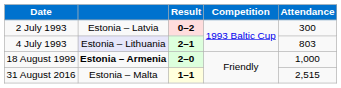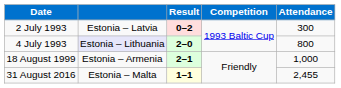(186, 43) 2–1 -> (184, 43) 2–0
(307, 43) 803 -> (306, 43) 800
(123, 59) bold -> (122, 59) normal
(186, 59) 2–0 -> (184, 59) 2–1
(307, 75) 2,515 -> (306, 75) 2,455
